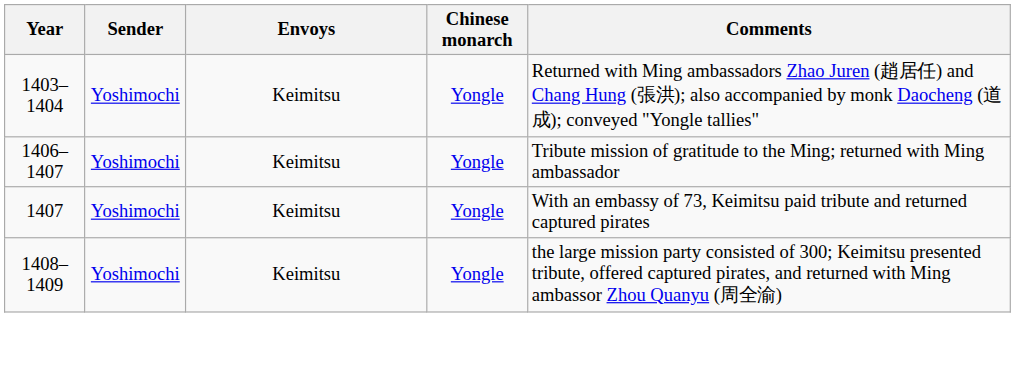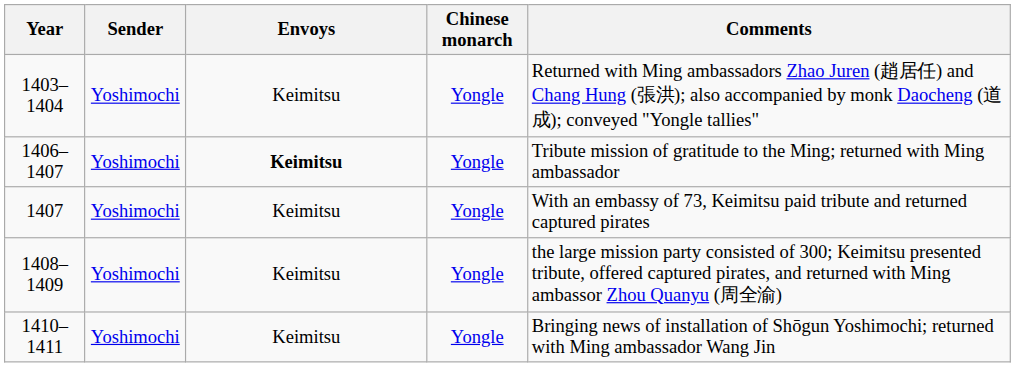(306, 161) normal -> (306, 161) bold
+ row: (45, 336)
